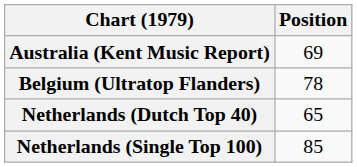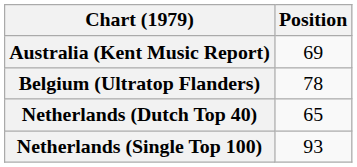(313, 146) 85 -> (313, 146) 93
